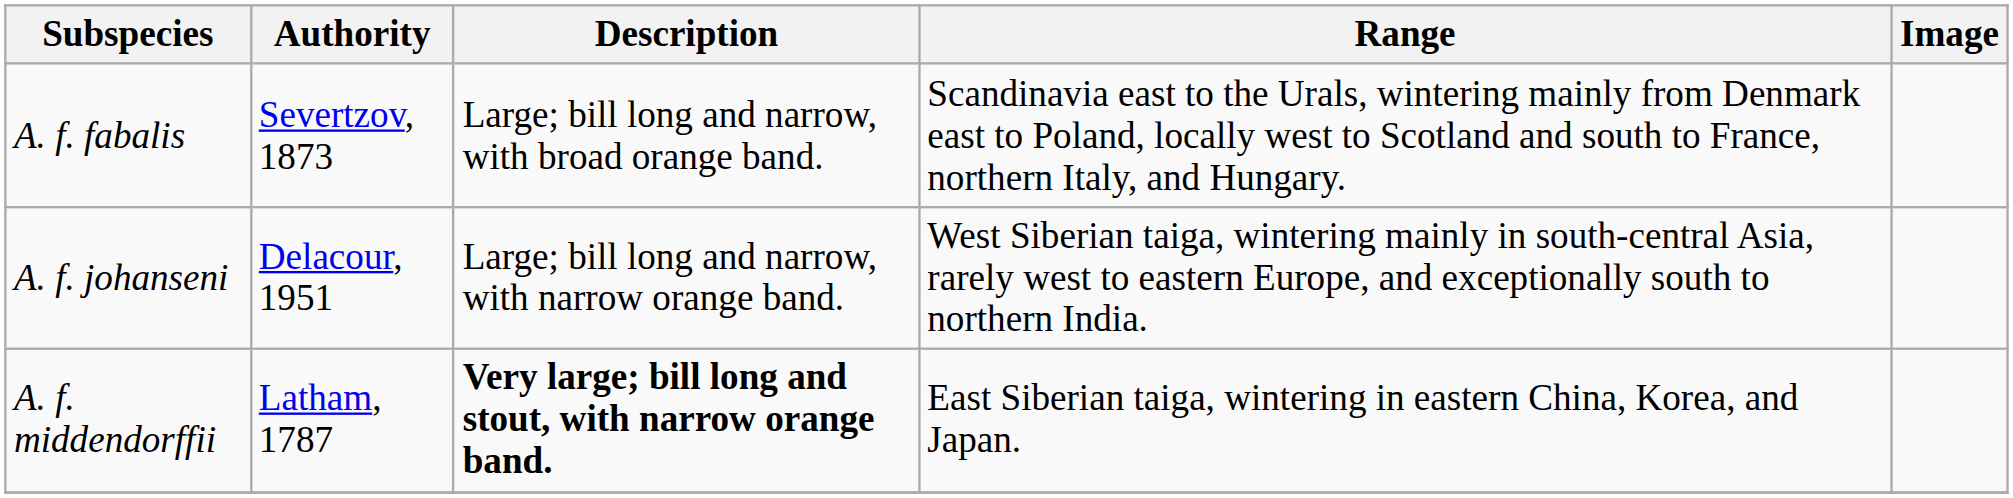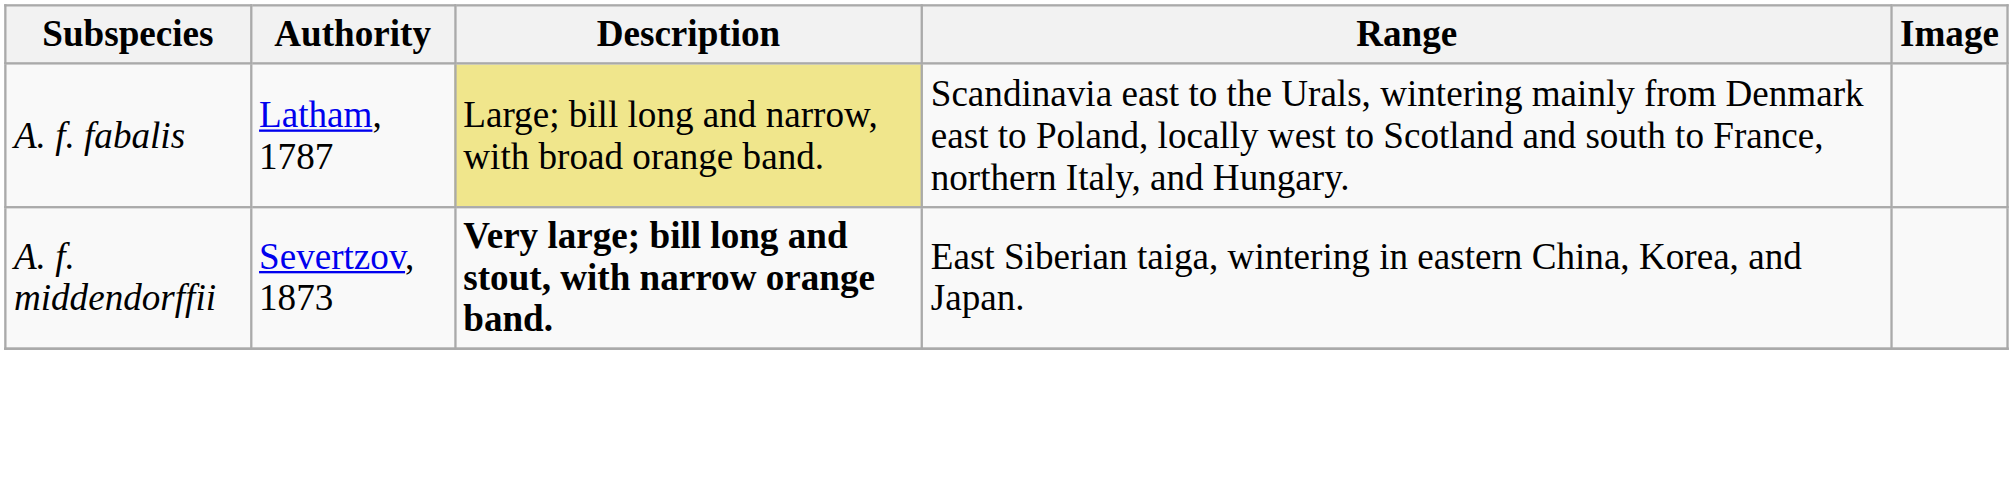(336, 134) Severtzov, 1873 -> (320, 134) Latham, 1787
(670, 134) no background -> (670, 134) khaki background
- row: (121, 277)
(320, 419) Latham, 1787 -> (337, 277) Severtzov, 1873
